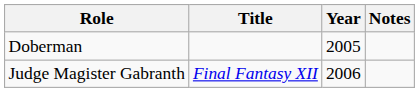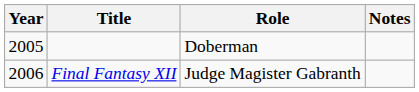columns swapped: (343, 18) <-> (97, 18)
